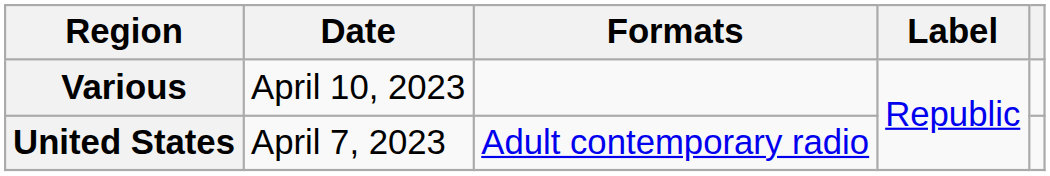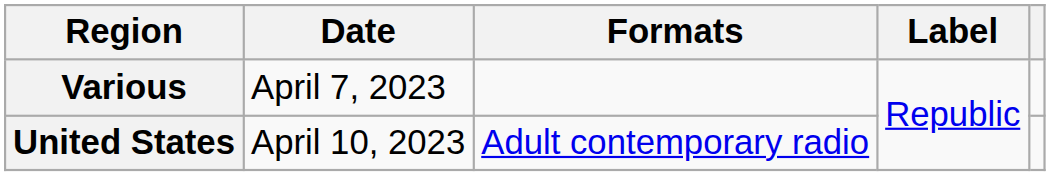(358, 87) April 10, 2023 -> (348, 87) April 7, 2023
(348, 142) April 7, 2023 -> (358, 142) April 10, 2023
